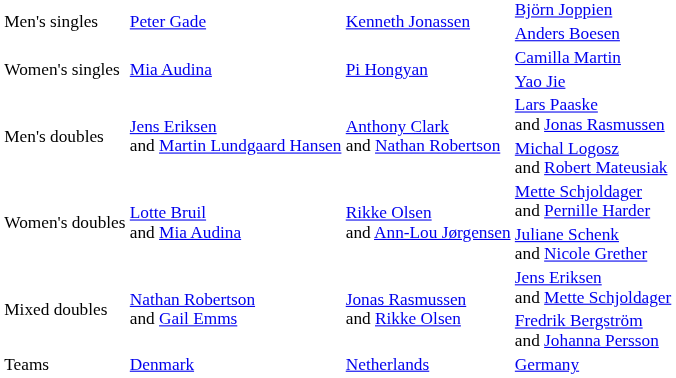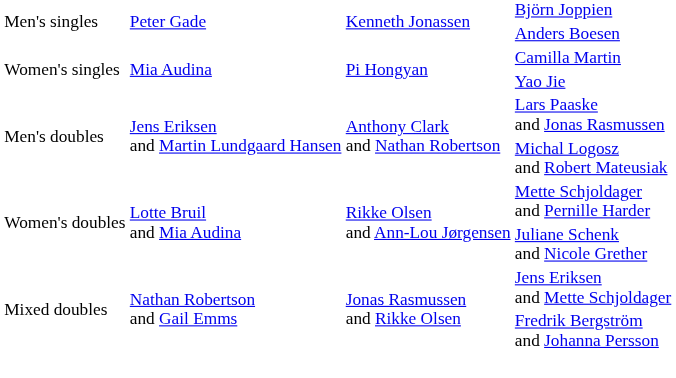- row: (547, 364)
